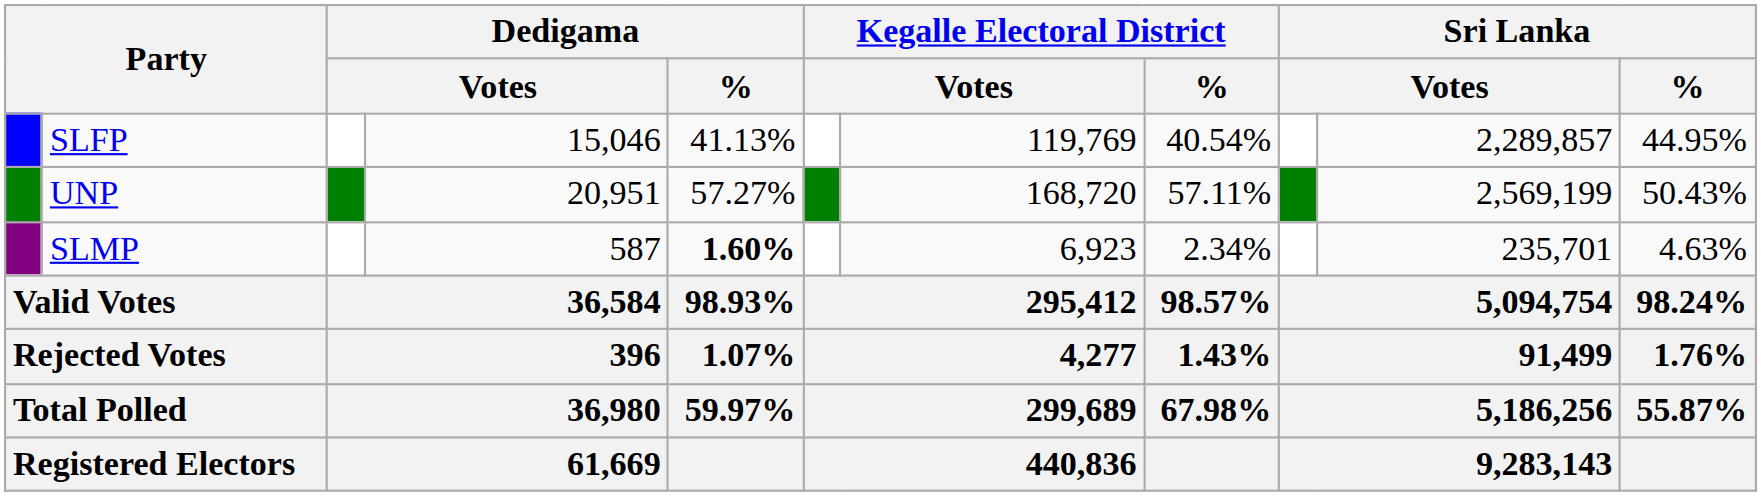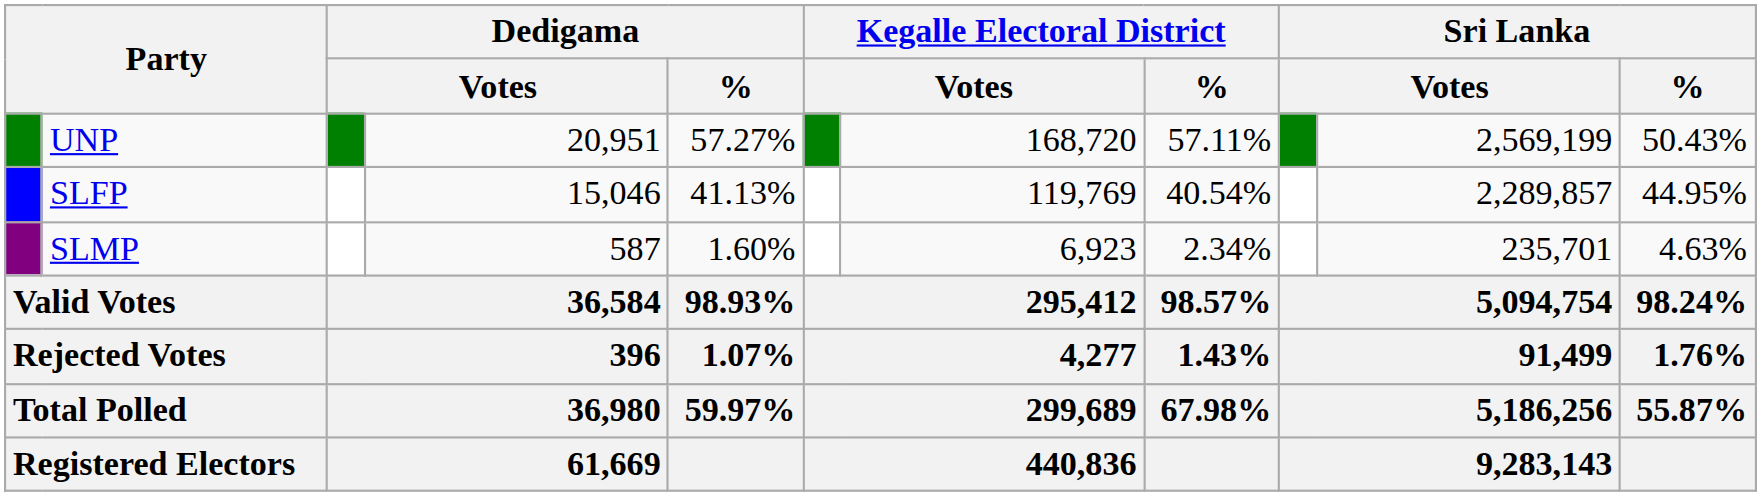rows swapped: (84, 193) <-> (89, 139)
(749, 247) bold -> (751, 247) normal
